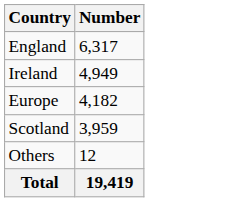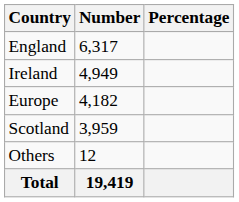+ column: (189, 18)
